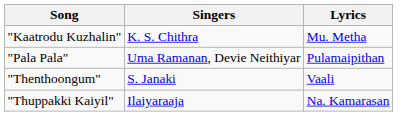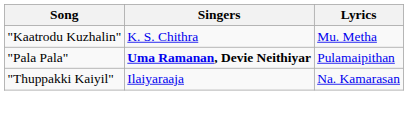(214, 57) normal -> (219, 57) bold
- row: (54, 79)
